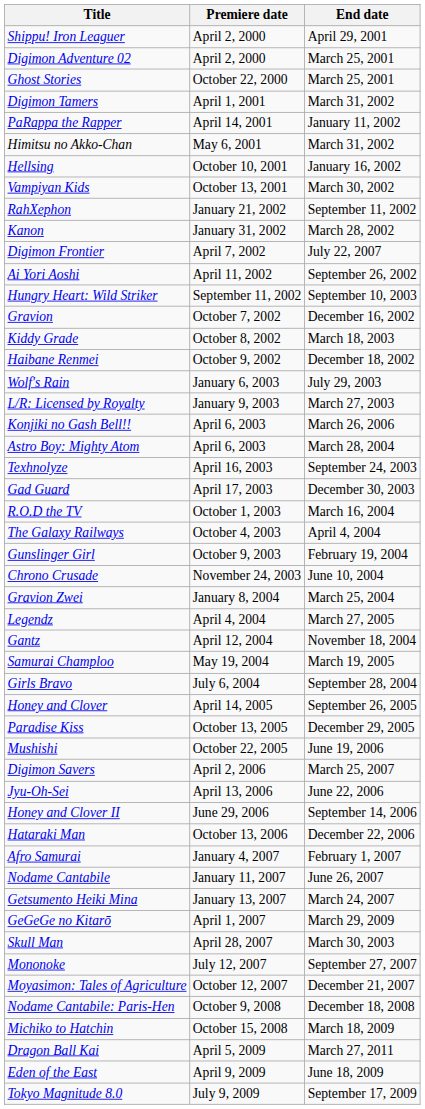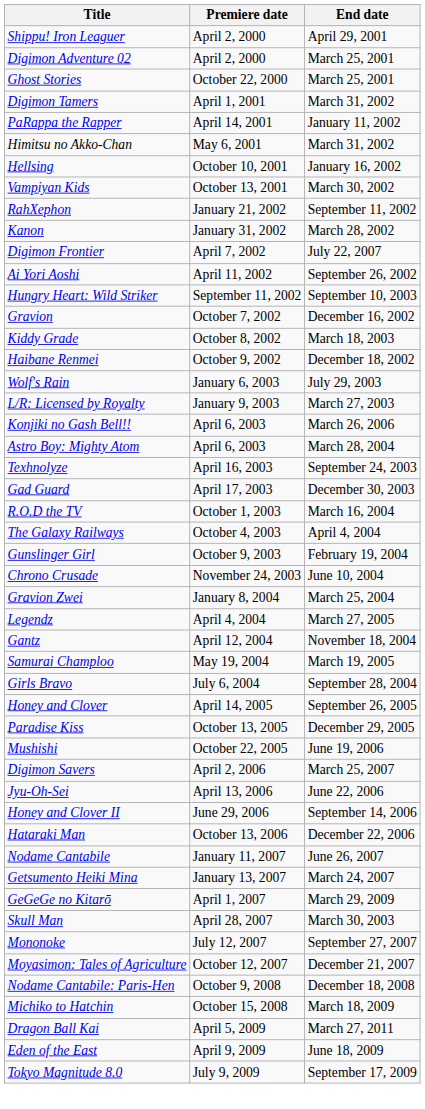- row: (44, 856)
